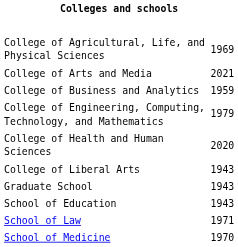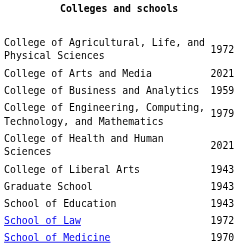(222, 49) 1969 -> (222, 49) 1972
(222, 145) 2020 -> (222, 145) 2021
(222, 221) 1971 -> (222, 221) 1972
